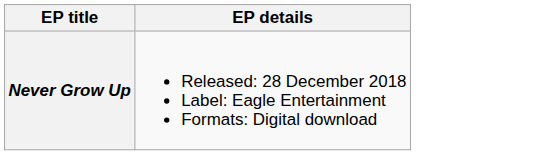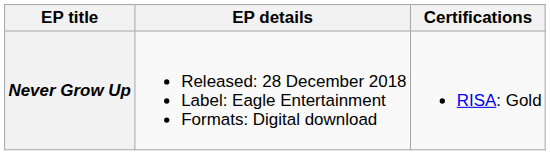+ column: (478, 17)
